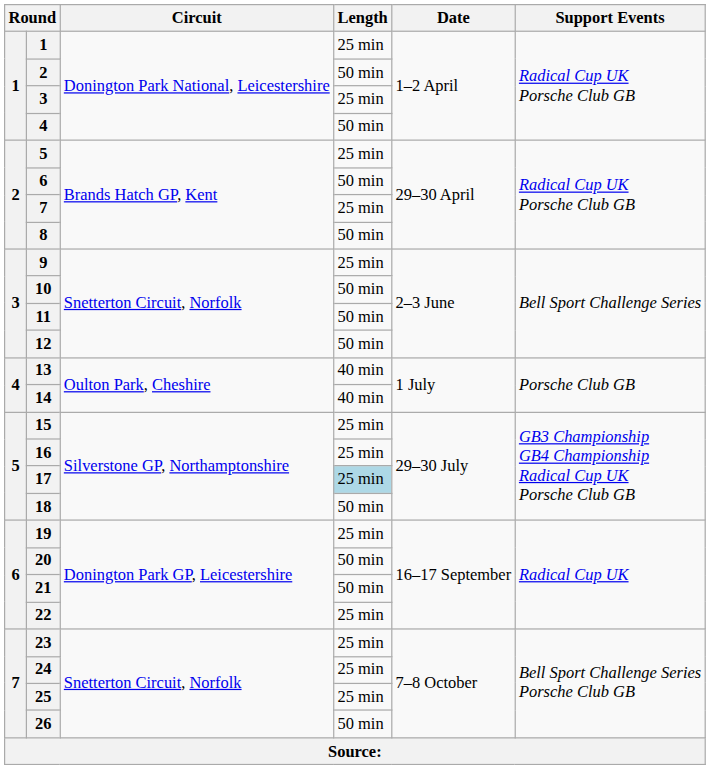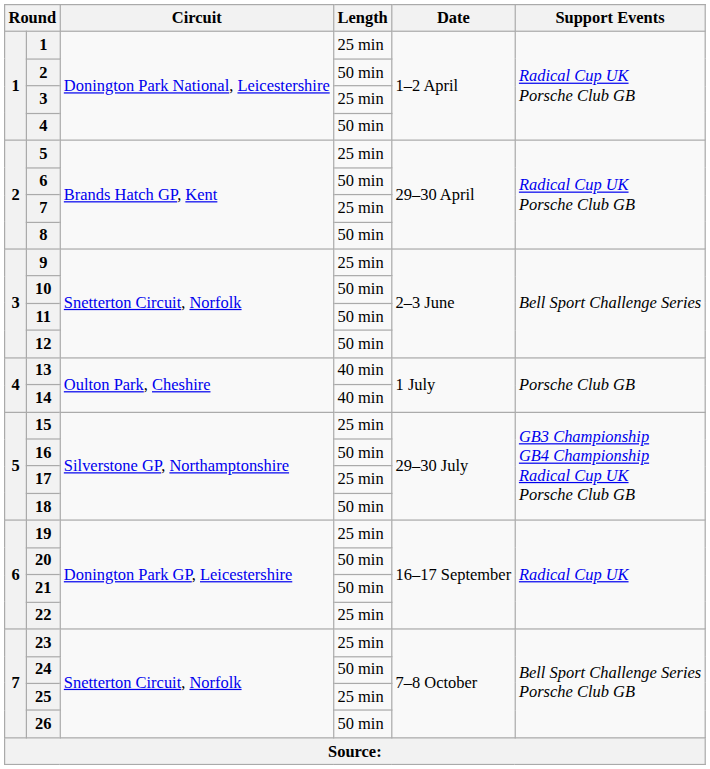(361, 452) 25 min -> (361, 452) 50 min
(361, 479) lightblue background -> (361, 479) no background
(361, 669) 25 min -> (361, 669) 50 min
